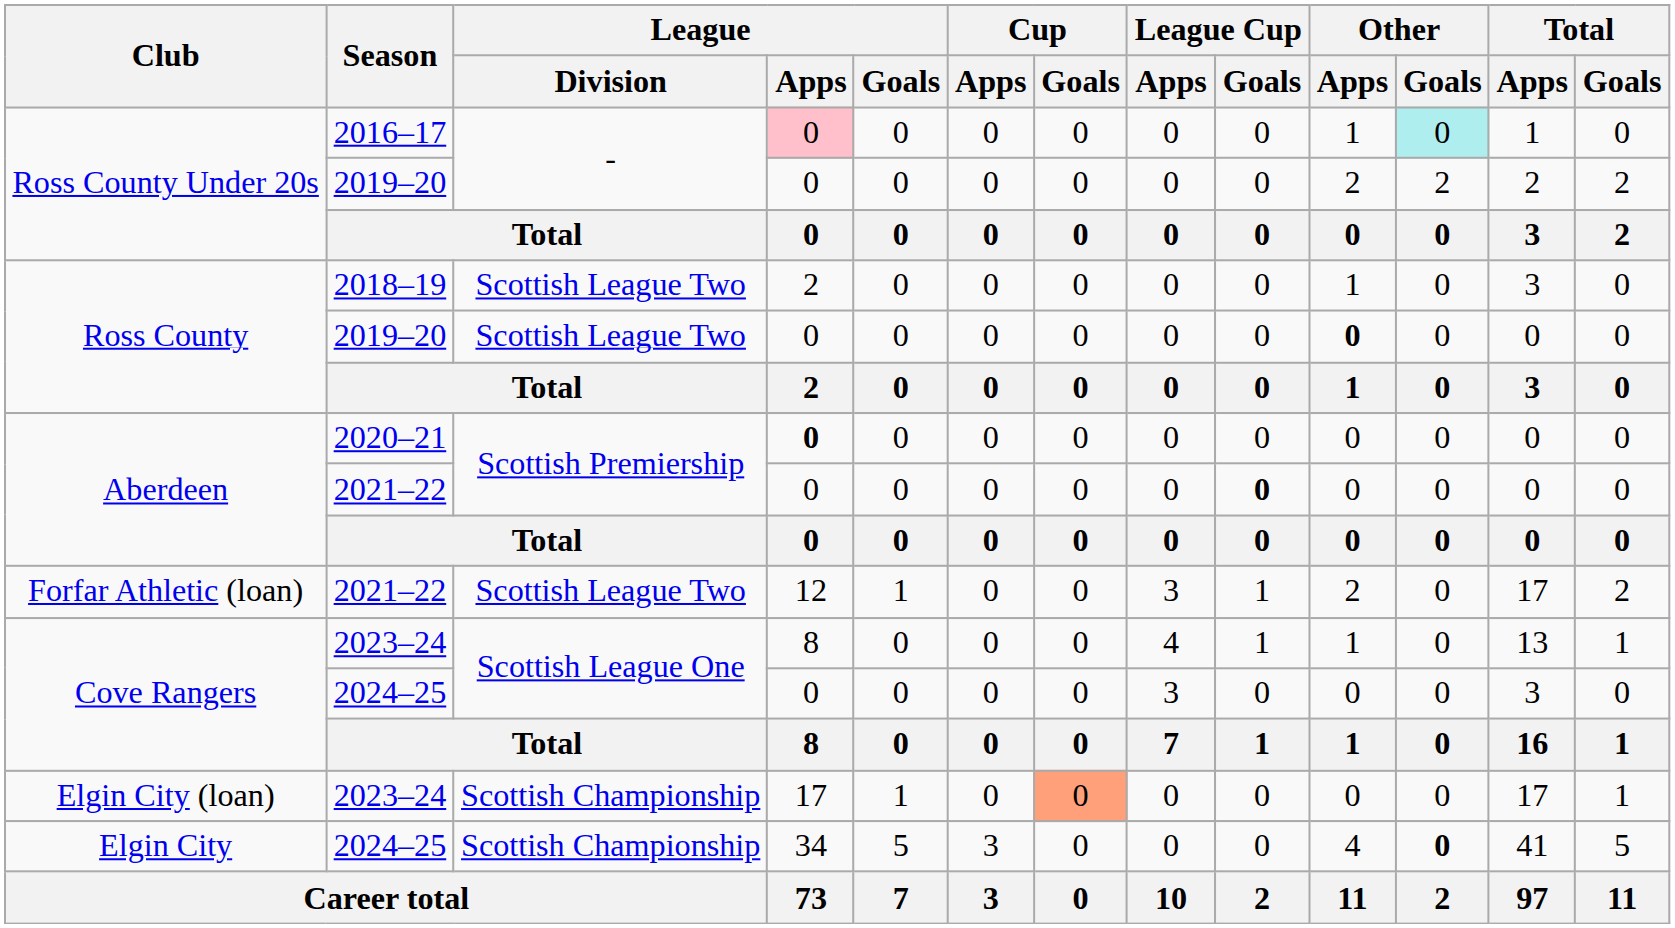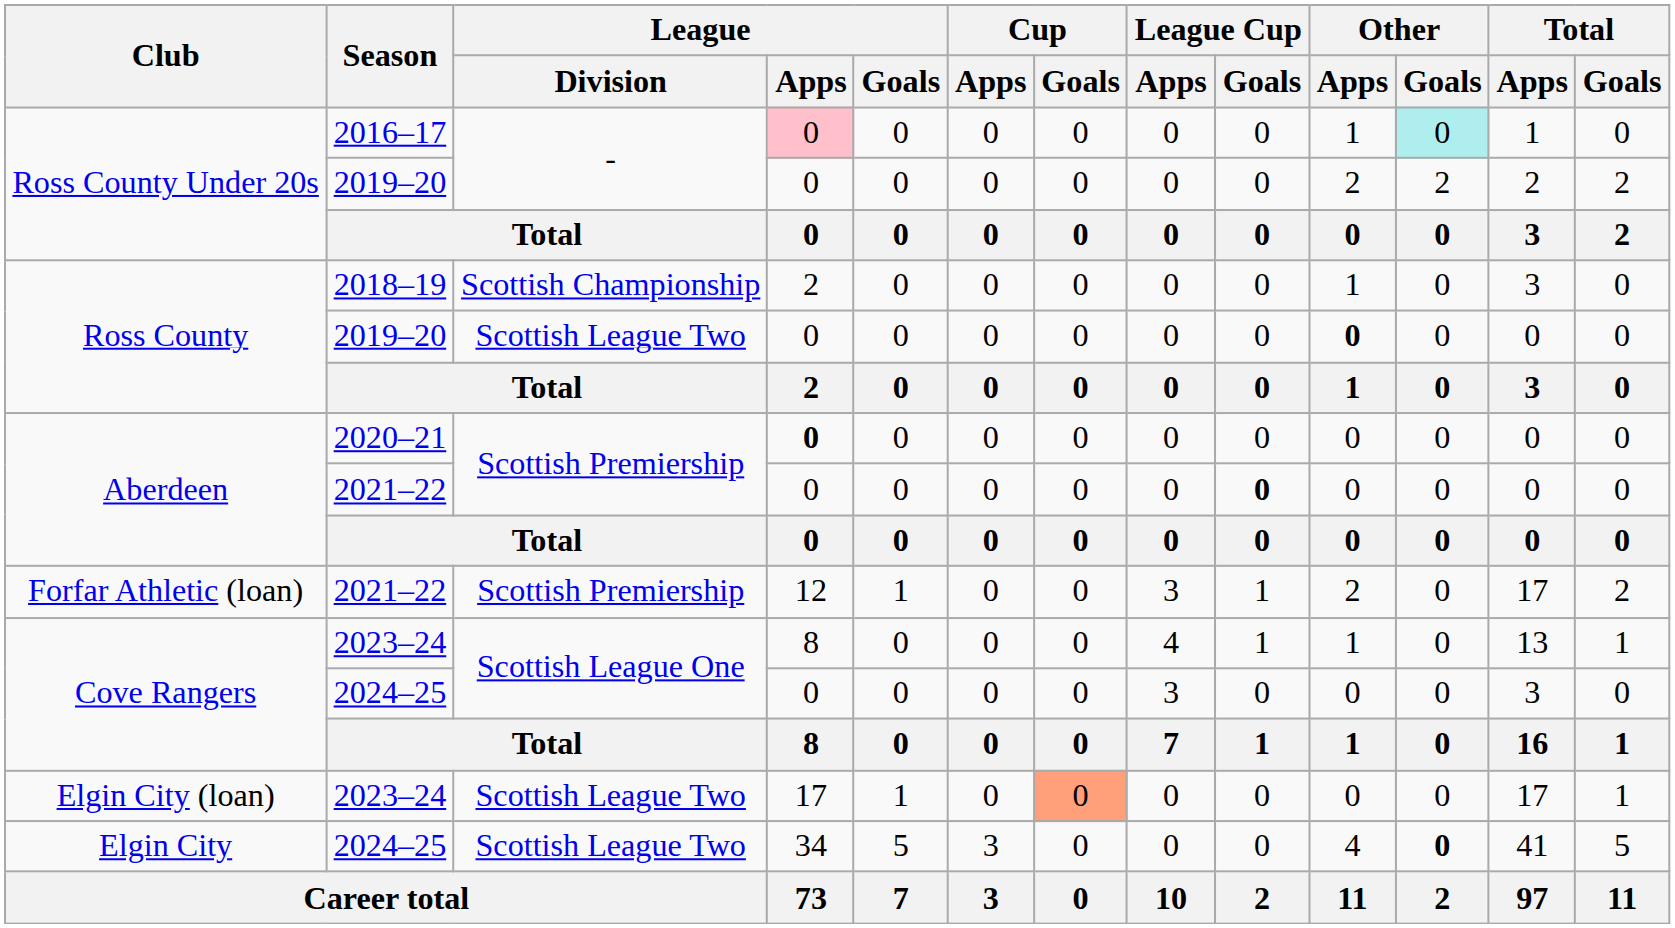(611, 285) Scottish League Two -> (611, 285) Scottish Championship
(611, 591) Scottish League Two -> (611, 591) Scottish Premiership
(611, 795) Scottish Championship -> (611, 795) Scottish League Two
(611, 846) Scottish Championship -> (611, 846) Scottish League Two
